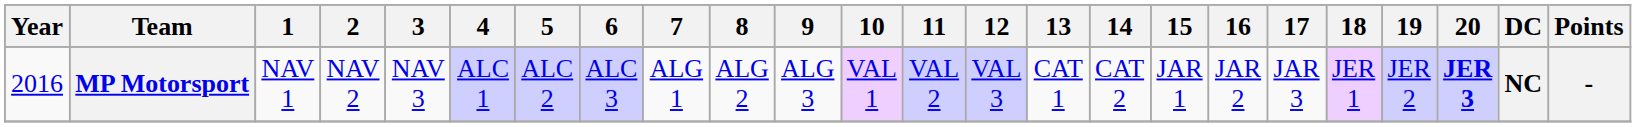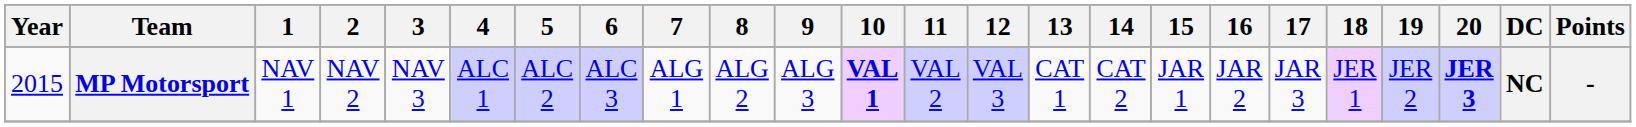(37, 83) 2016 -> (37, 83) 2015
(872, 83) normal -> (872, 83) bold
